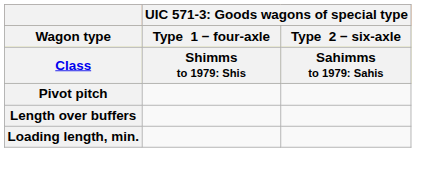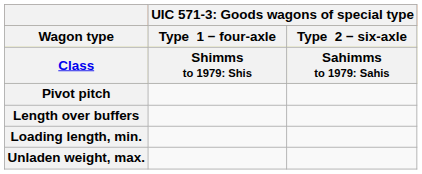+ row: (76, 158)
